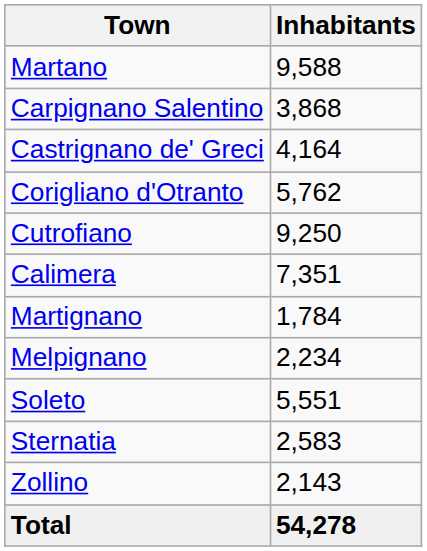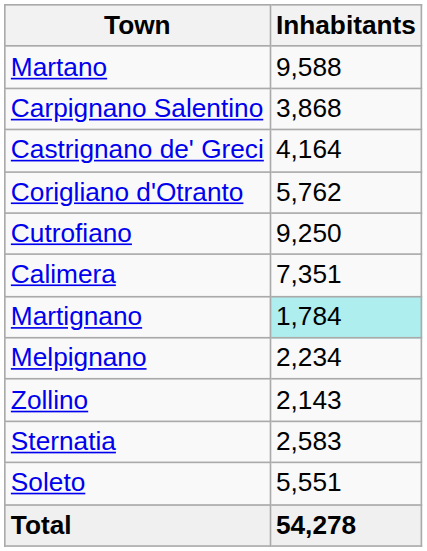(309, 316) no background -> (309, 316) paleturquoise background
rows swapped: (48, 399) <-> (50, 483)
